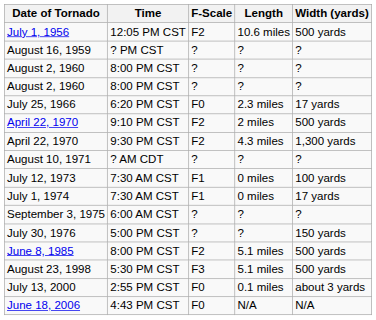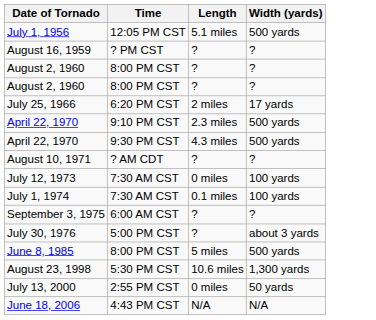- column: (212, 13)
(264, 31) 10.6 miles -> (214, 31) 5.1 miles
(261, 104) 2.3 miles -> (209, 104) 2 miles
(256, 123) 2 miles -> (214, 123) 2.3 miles
(325, 141) 1,300 yards -> (274, 141) 500 yards
(256, 196) 0 miles -> (214, 196) 0.1 miles
(317, 196) 17 yards -> (274, 196) 100 yards
(321, 232) 150 yards -> (284, 232) about 3 yards
(261, 251) 5.1 miles -> (209, 251) 5 miles
(261, 269) 5.1 miles -> (217, 269) 10.6 miles
(321, 269) 500 yards -> (279, 269) 1,300 yards
(261, 287) 0.1 miles -> (209, 287) 0 miles
(330, 287) about 3 yards -> (271, 287) 50 yards
